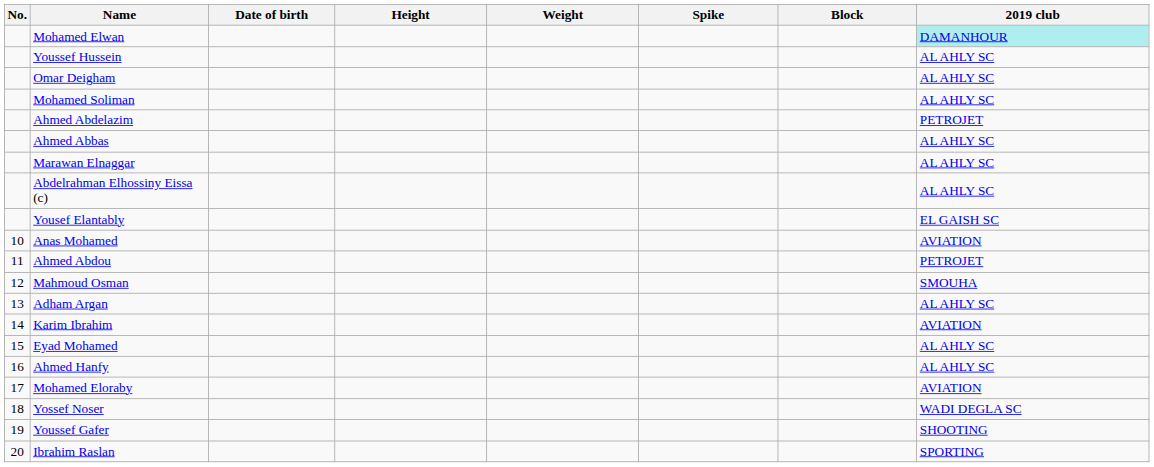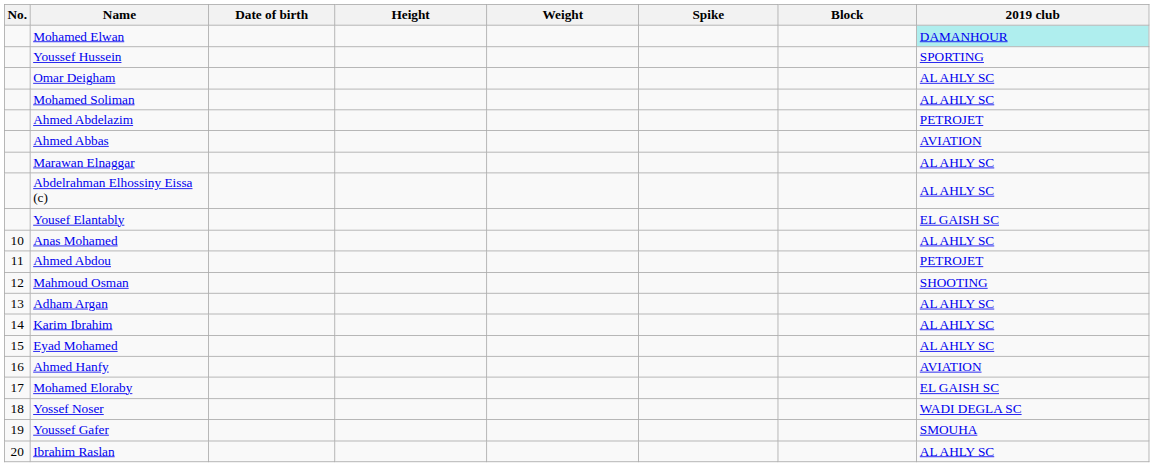(957, 57) AL AHLY SC -> (952, 57) SPORTING
(957, 141) AL AHLY SC -> (951, 141) AVIATION
(951, 240) AVIATION -> (957, 240) AL AHLY SC
(949, 282) SMOUHA -> (954, 282) SHOOTING
(951, 324) AVIATION -> (957, 324) AL AHLY SC
(957, 366) AL AHLY SC -> (951, 366) AVIATION
(951, 388) AVIATION -> (959, 388) EL GAISH SC
(954, 430) SHOOTING -> (949, 430) SMOUHA
(952, 451) SPORTING -> (957, 451) AL AHLY SC
